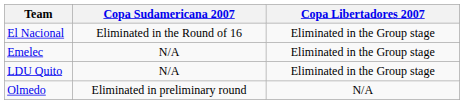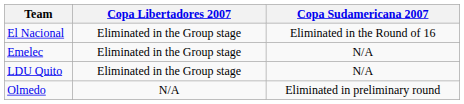columns swapped: (363, 14) <-> (169, 14)
